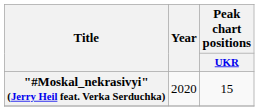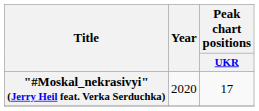(227, 88) 15 -> (227, 88) 17
